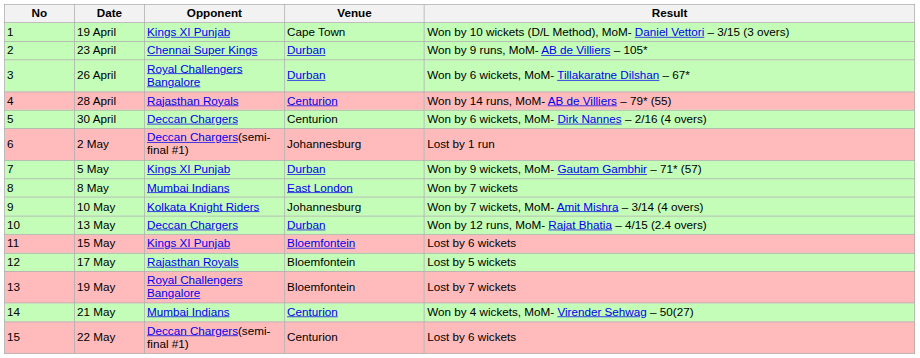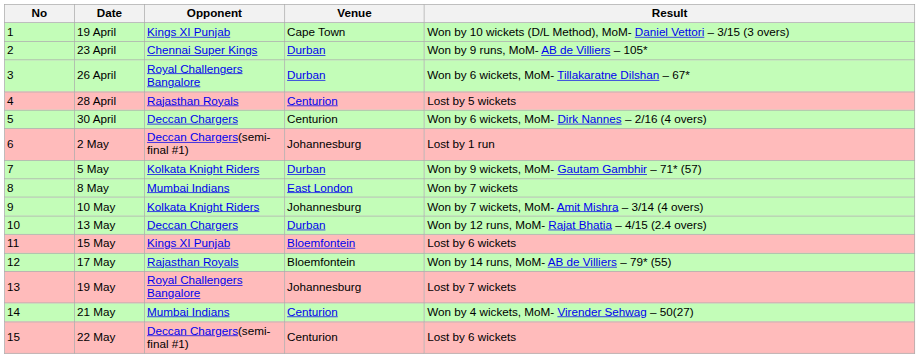(549, 100) Won by 14 runs, MoM- AB de Villiers – 79* (55) -> (472, 100) Lost by 5 wickets
(189, 169) Kings XI Punjab -> (203, 169) Kolkata Knight Riders
(472, 262) Lost by 5 wickets -> (549, 262) Won by 14 runs, MoM- AB de Villiers – 79* (55)
(321, 287) Bloemfontein -> (324, 287) Johannesburg
